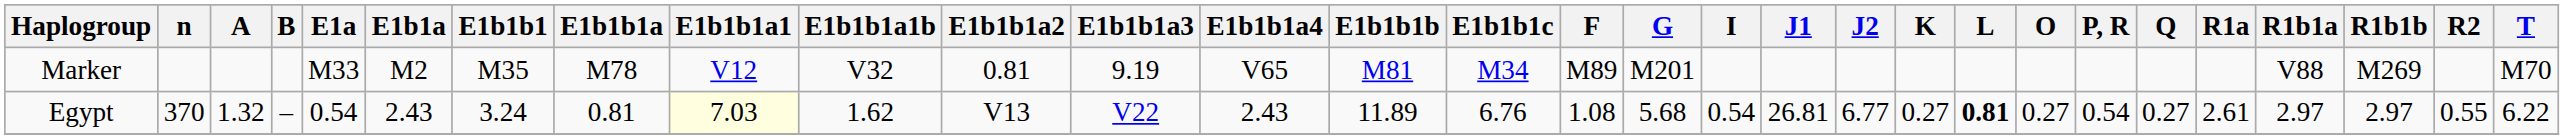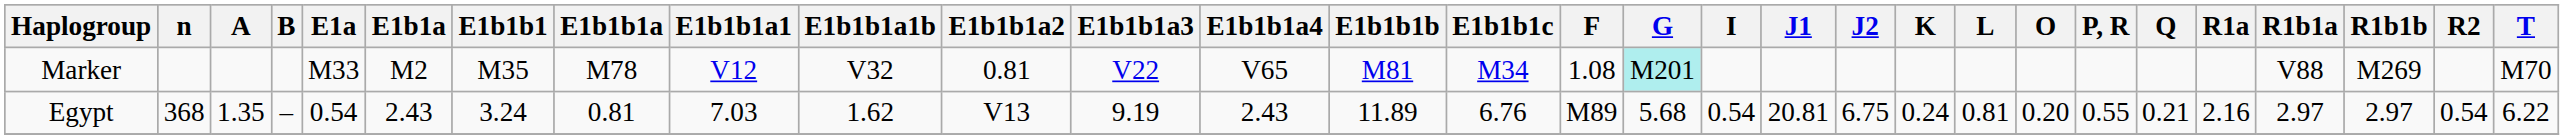(1136, 69) 9.19 -> (1136, 69) V22
(1592, 69) M89 -> (1592, 69) 1.08
(1662, 69) no background -> (1662, 69) paleturquoise background
(184, 112) 370 -> (184, 112) 368
(241, 112) 1.32 -> (241, 112) 1.35
(734, 112) lightyellow background -> (734, 112) no background
(1136, 112) V22 -> (1136, 112) 9.19
(1592, 112) 1.08 -> (1592, 112) M89
(1798, 112) 26.81 -> (1798, 112) 20.81
(1865, 112) 6.77 -> (1865, 112) 6.75
(1925, 112) 0.27 -> (1925, 112) 0.24
(1985, 112) bold -> (1985, 112) normal
(2046, 112) 0.27 -> (2046, 112) 0.20
(2106, 112) 0.54 -> (2106, 112) 0.55
(2166, 112) 0.27 -> (2166, 112) 0.21
(2226, 112) 2.61 -> (2226, 112) 2.16
(2464, 112) 0.55 -> (2464, 112) 0.54
